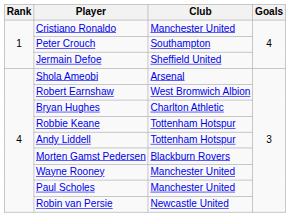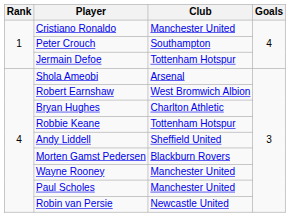(186, 60) Sheffield United -> (193, 60) Tottenham Hotspur
(193, 140) Tottenham Hotspur -> (186, 140) Sheffield United
